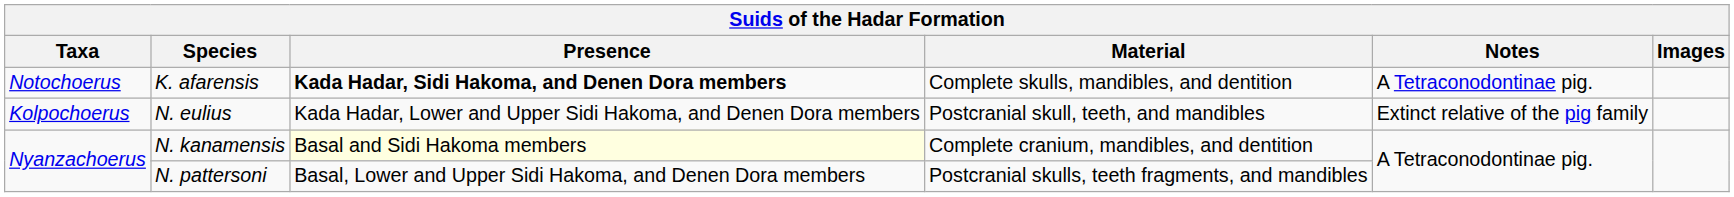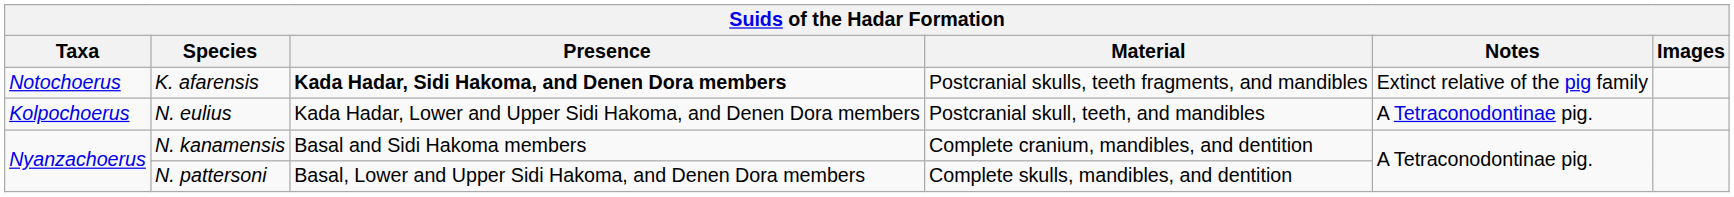(1111, 82) Complete skulls, mandibles, and dentition -> (1148, 82) Postcranial skulls, teeth fragments, and mandibles
(1485, 82) A Tetraconodontinae pig. -> (1512, 82) Extinct relative of the pig family
(1512, 113) Extinct relative of the pig family -> (1485, 113) A Tetraconodontinae pig.
(440, 144) lightyellow background -> (440, 144) no background
(1148, 176) Postcranial skulls, teeth fragments, and mandibles -> (1111, 176) Complete skulls, mandibles, and dentition
